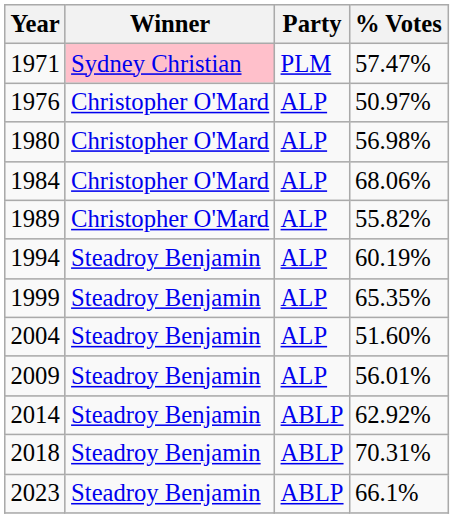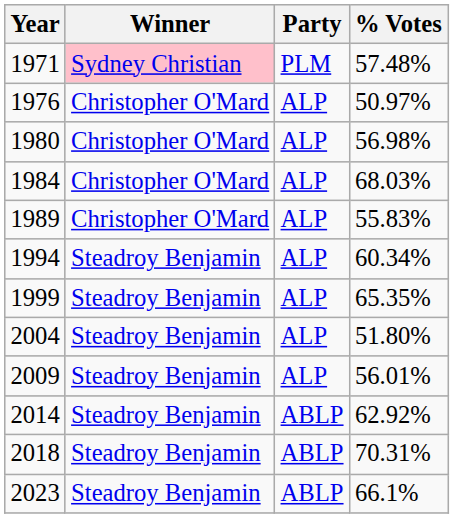(393, 63) 57.47% -> (393, 63) 57.48%
(393, 180) 68.06% -> (393, 180) 68.03%
(393, 219) 55.82% -> (393, 219) 55.83%
(393, 258) 60.19% -> (393, 258) 60.34%
(393, 336) 51.60% -> (393, 336) 51.80%
